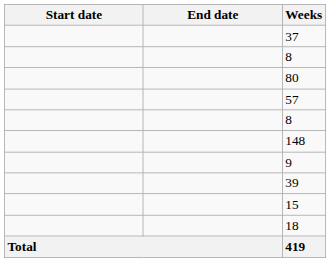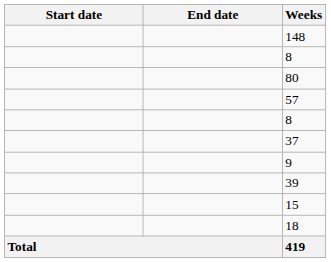rows swapped: (74, 141) <-> (74, 36)
